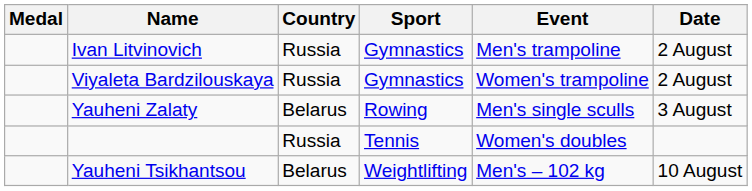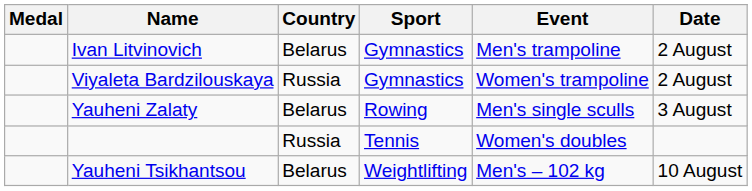(311, 49) Russia -> (315, 49) Belarus
